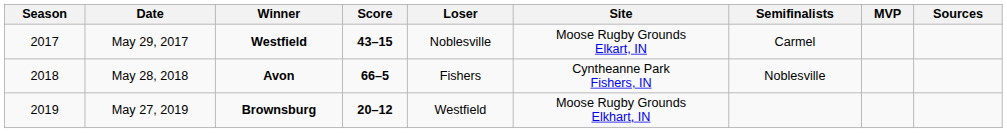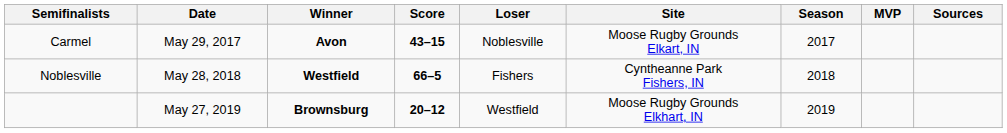columns swapped: (45, 14) <-> (795, 14)
(279, 41) Westfield -> (331, 41) Avon
(279, 75) Avon -> (331, 75) Westfield
